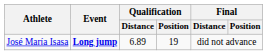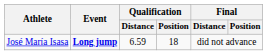(138, 42) 6.89 -> (138, 42) 6.59
(174, 42) 19 -> (174, 42) 18
